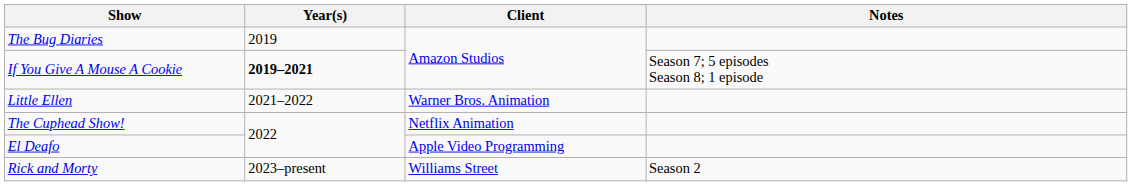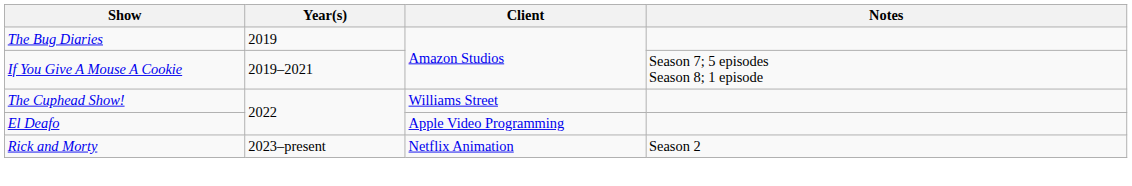(281, 69) bold -> (281, 69) normal
- row: (40, 100)
(461, 123) Netflix Animation -> (453, 100) Williams Street
(453, 169) Williams Street -> (461, 146) Netflix Animation
